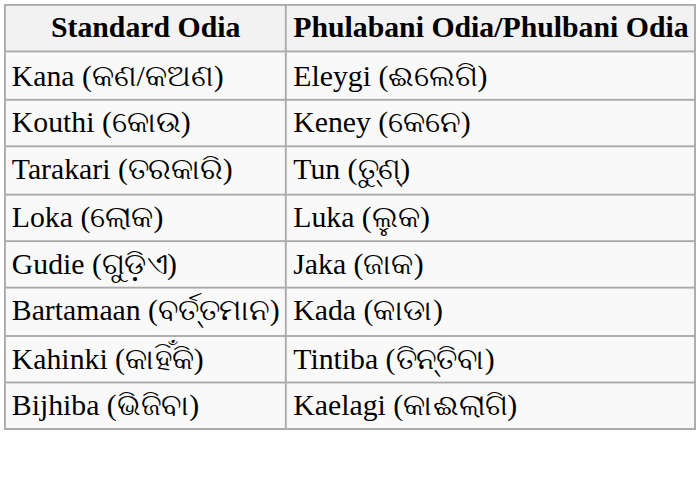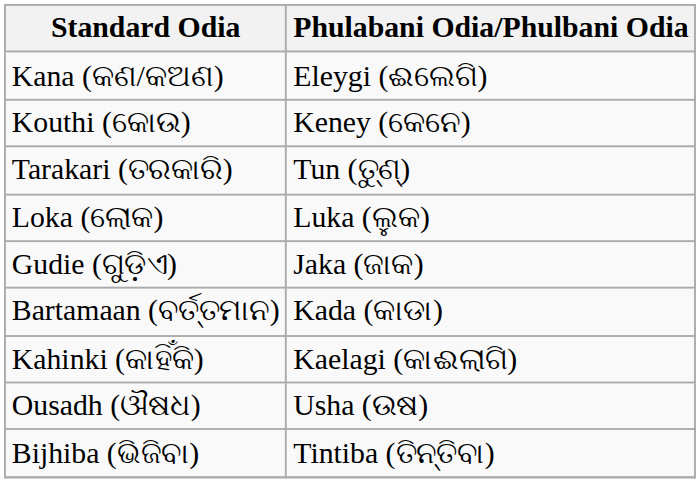(394, 358) Tintiba (ତିନ୍ତିବା) -> (405, 358) Kaelagi (କାଈଲାଗି)
+ row: (106, 405)
(405, 405) Kaelagi (କାଈଲାଗି) -> (394, 452) Tintiba (ତିନ୍ତିବା)
